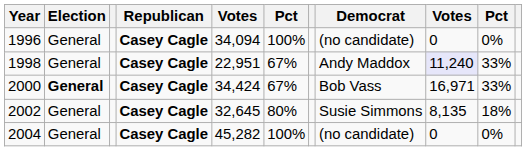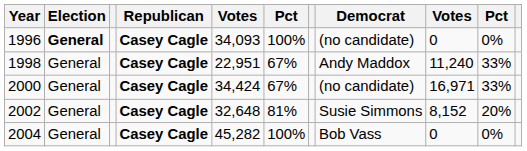(74, 39) normal -> (76, 39) bold
(238, 39) 34,094 -> (238, 39) 34,093
(451, 63) lavender background -> (451, 63) no background
(76, 87) bold -> (74, 87) normal
(350, 87) Bob Vass -> (367, 87) (no candidate)
(238, 110) 32,645 -> (238, 110) 32,648
(282, 110) 80% -> (282, 110) 81%
(448, 110) 8,135 -> (448, 110) 8,152
(496, 110) 18% -> (496, 110) 20%
(367, 134) (no candidate) -> (350, 134) Bob Vass
